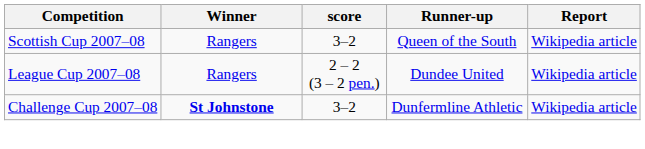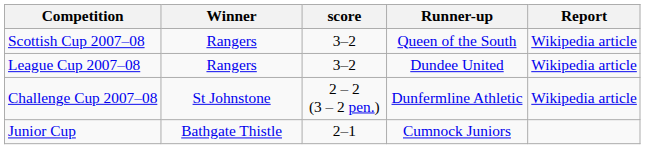(344, 74) 2 – 2 (3 – 2 pen.) -> (344, 65) 3–2
(232, 107) bold -> (232, 98) normal
(344, 107) 3–2 -> (344, 98) 2 – 2 (3 – 2 pen.)
+ row: (42, 131)
